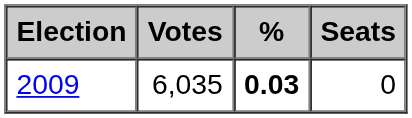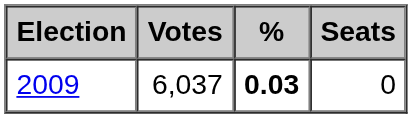(187, 85) 6,035 -> (187, 85) 6,037
